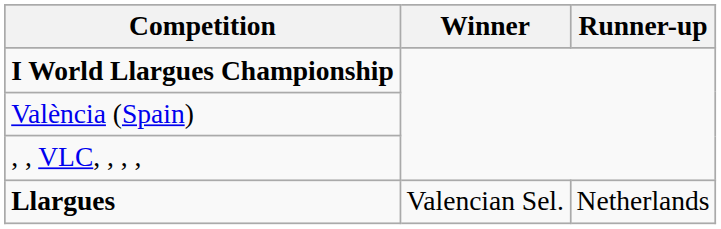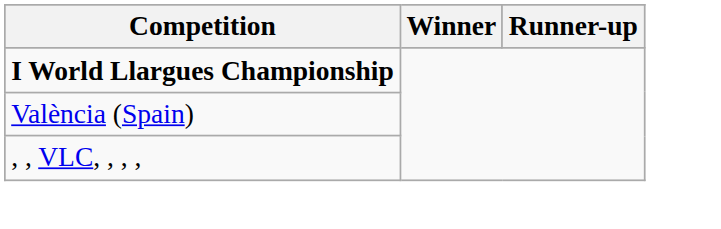- row: (63, 200)
